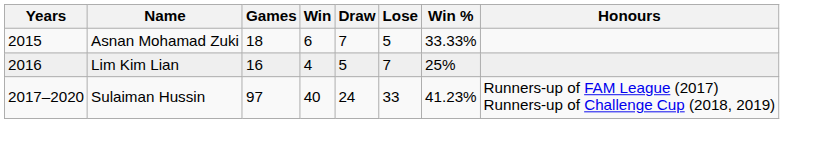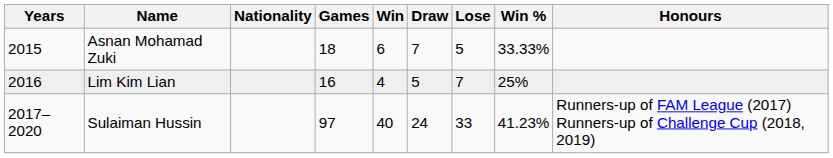+ column: (273, 16)
